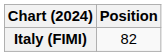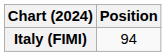(129, 39) 82 -> (129, 39) 94
